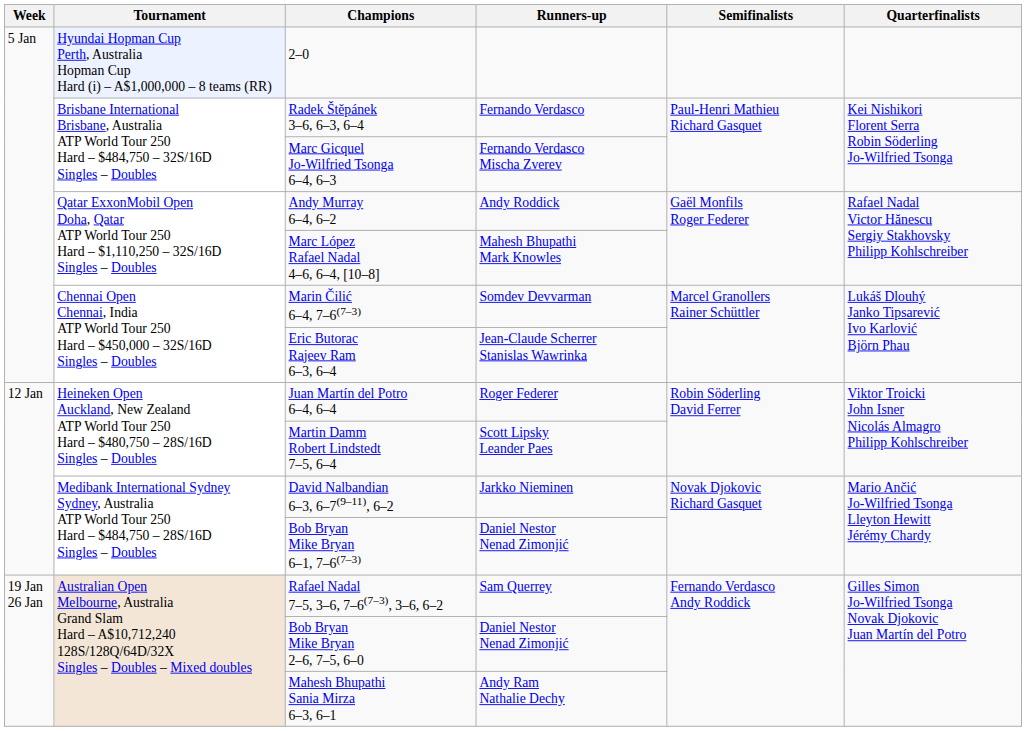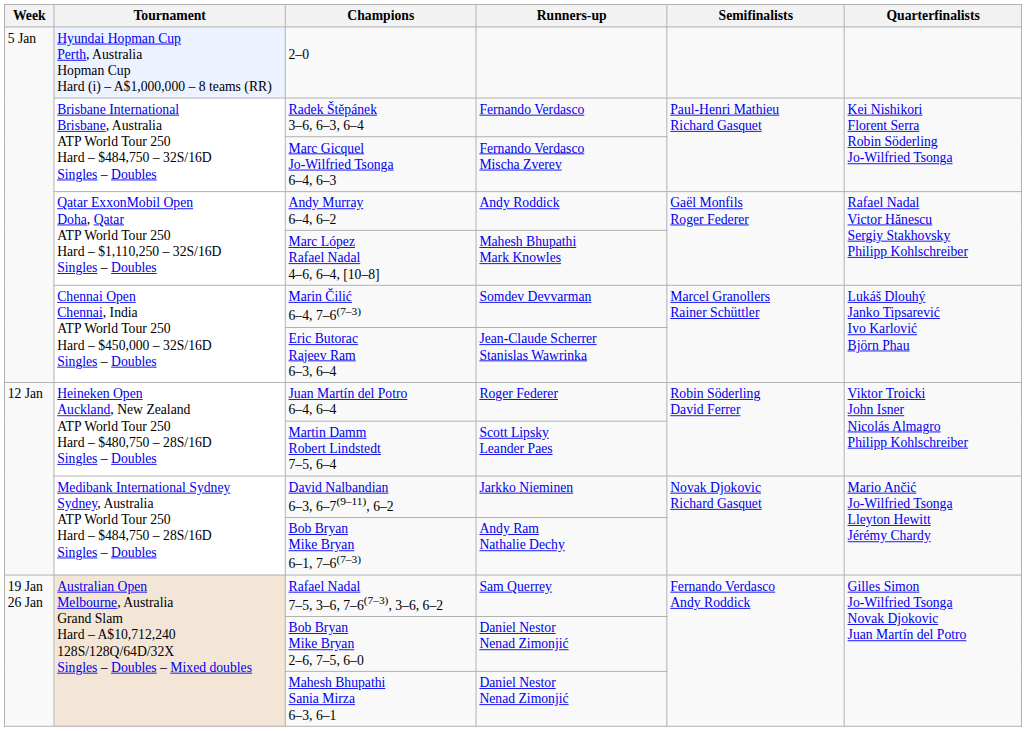(524, 536) Daniel Nestor Nenad Zimonjić -> (522, 536) Andy Ram Nathalie Dechy
(522, 691) Andy Ram Nathalie Dechy -> (524, 691) Daniel Nestor Nenad Zimonjić
